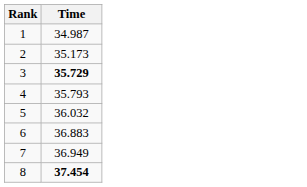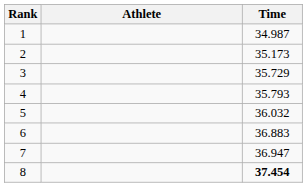+ column: (142, 14)
(72, 73) bold -> (272, 73) normal
(72, 152) 36.949 -> (272, 152) 36.947
